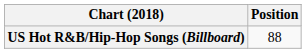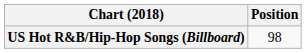(275, 37) 88 -> (275, 37) 98
